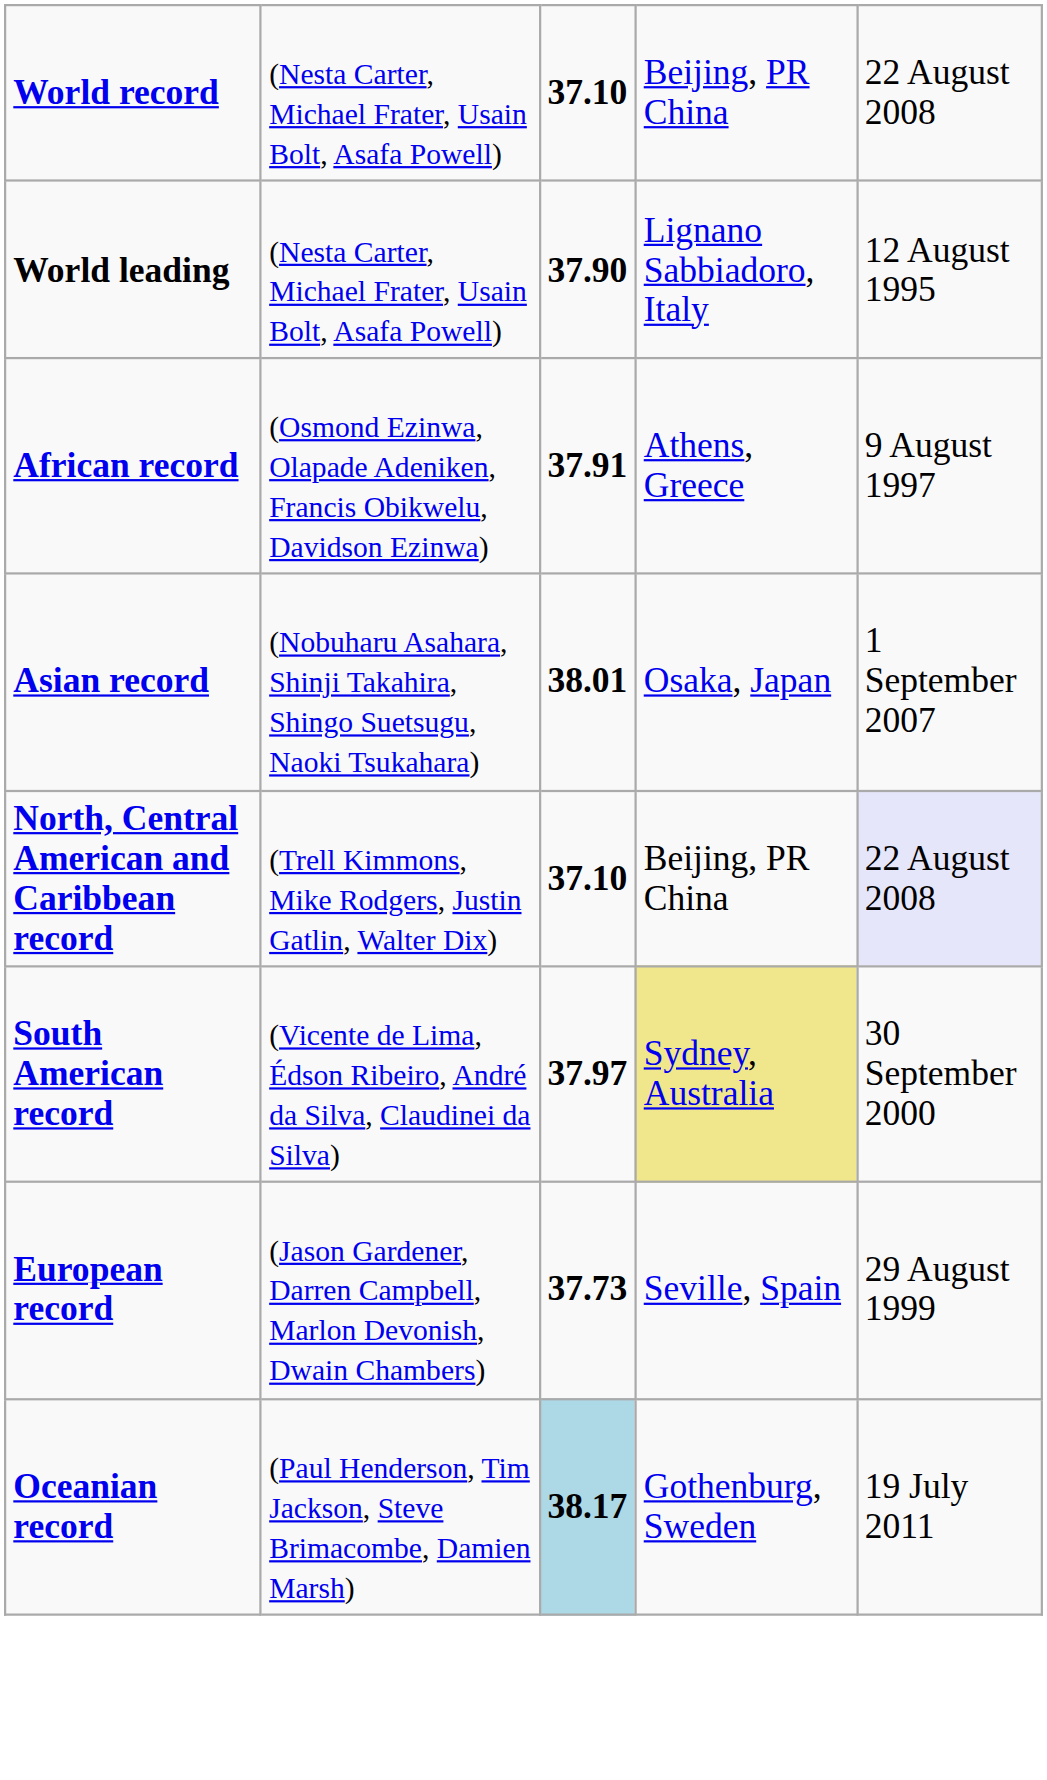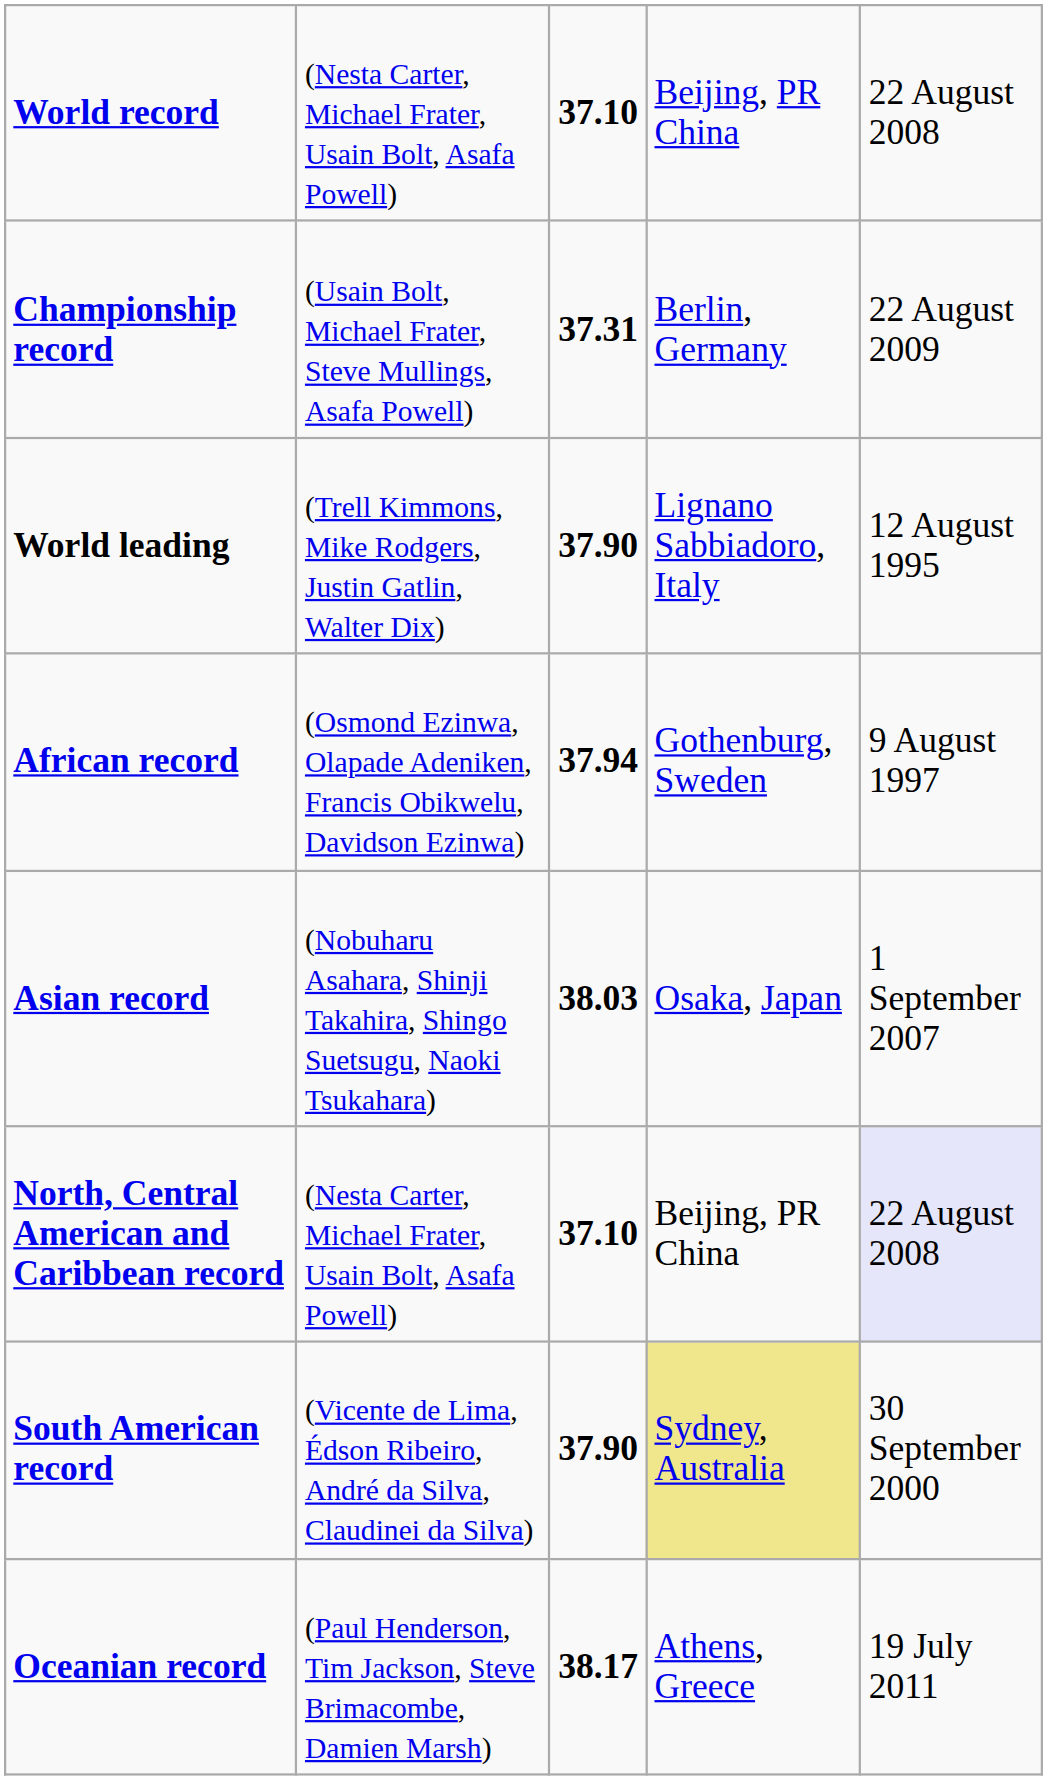+ row: (125, 328)
(398, 291) (Nesta Carter, Michael Frater, Usain Bolt, Asafa Powell) -> (404, 567) (Trell Kimmons, Mike Rodgers, Justin Gatlin, Walter Dix)
(587, 465) 37.91 -> (598, 761) 37.94
(698, 465) Athens, Greece -> (743, 761) Gothenburg, Sweden
(587, 681) 38.01 -> (598, 997) 38.03
(395, 899) (Trell Kimmons, Mike Rodgers, Justin Gatlin, Walter Dix) -> (410, 1255) (Nesta Carter, Michael Frater, Usain Bolt, Asafa Powell)
(587, 1073) 37.97 -> (598, 1449) 37.90
- row: (88, 1289)
(587, 1505) lightblue background -> (598, 1665) no background
(733, 1505) Gothenburg, Sweden -> (709, 1665) Athens, Greece
